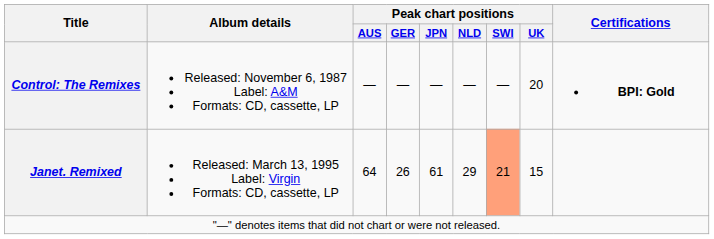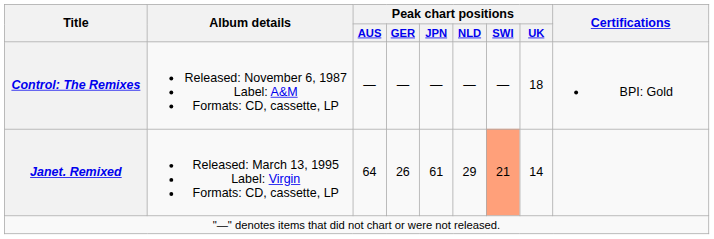(536, 85) 20 -> (536, 85) 18
(631, 92) bold -> (631, 92) normal
(536, 172) 15 -> (536, 172) 14
